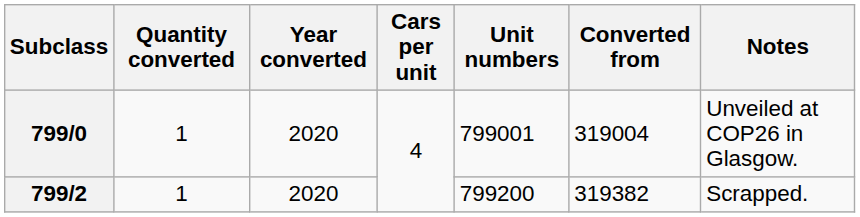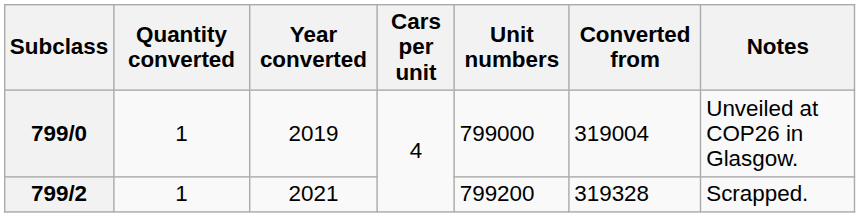(313, 133) 2020 -> (313, 133) 2019
(497, 133) 799001 -> (497, 133) 799000
(313, 194) 2020 -> (313, 194) 2021
(612, 194) 319382 -> (612, 194) 319328
